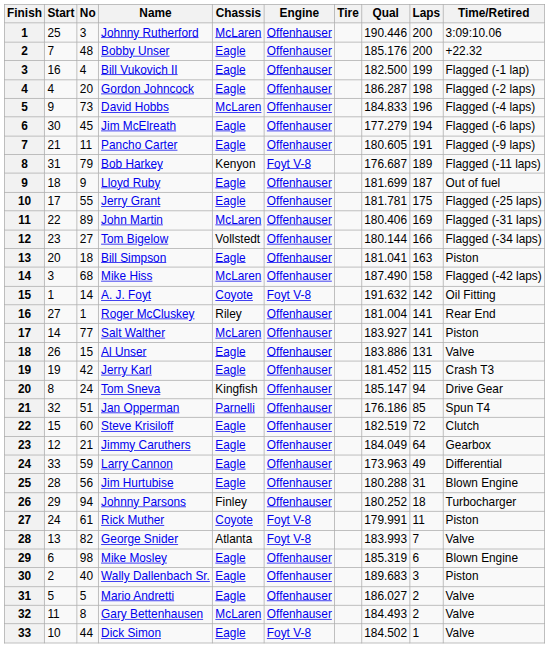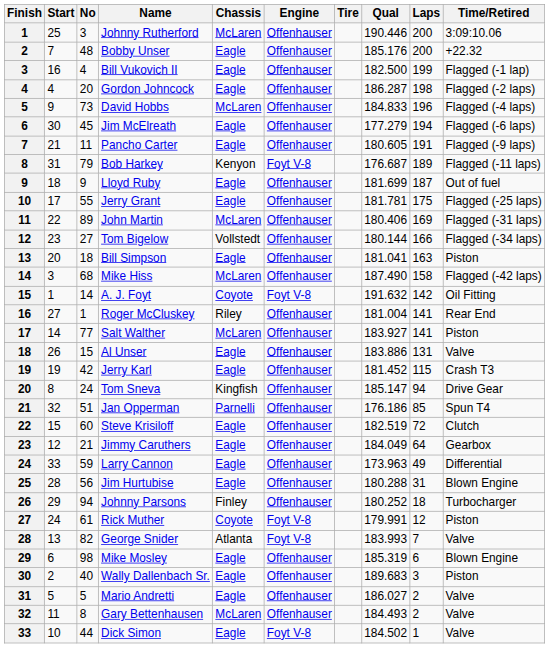(419, 520) 11 -> (419, 520) 12
